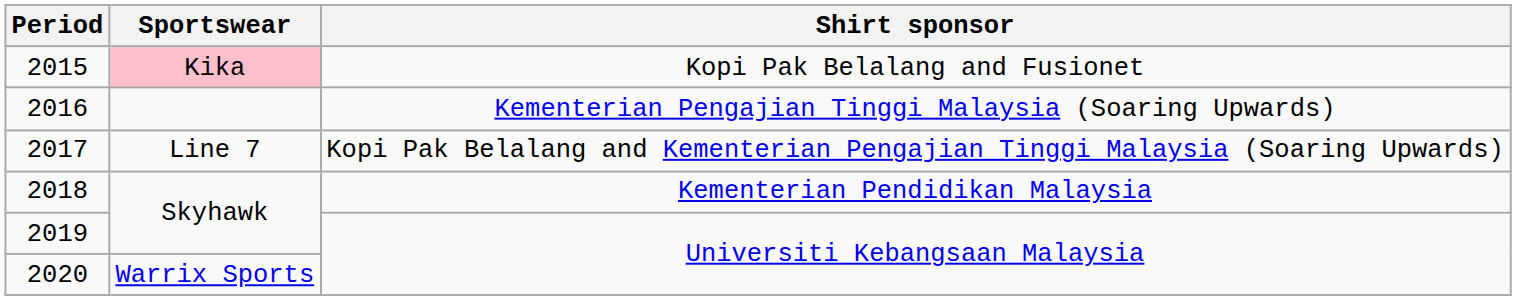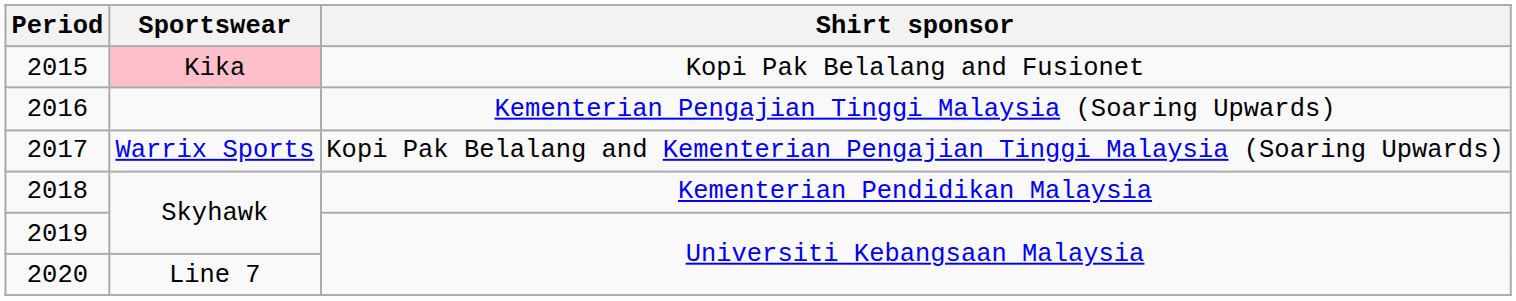(215, 150) Line 7 -> (215, 150) Warrix Sports
(215, 275) Warrix Sports -> (215, 275) Line 7
